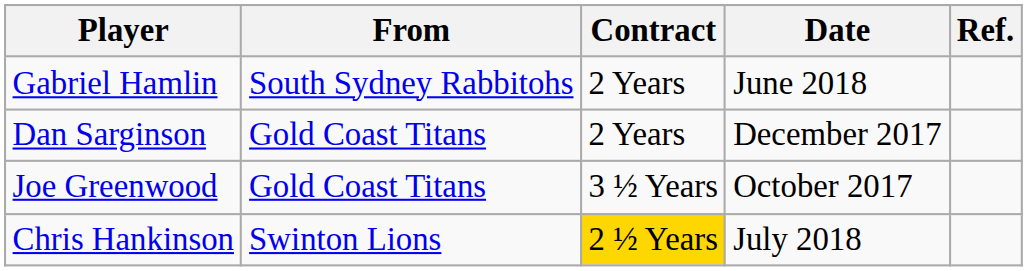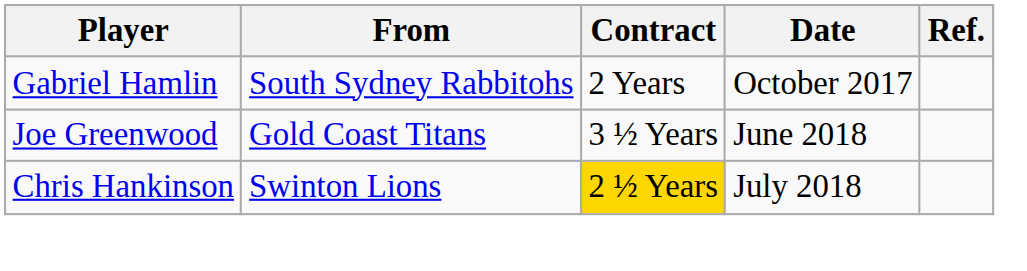(800, 82) June 2018 -> (823, 82) October 2017
- row: (109, 134)
(823, 186) October 2017 -> (800, 134) June 2018
